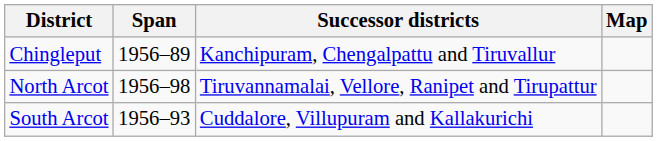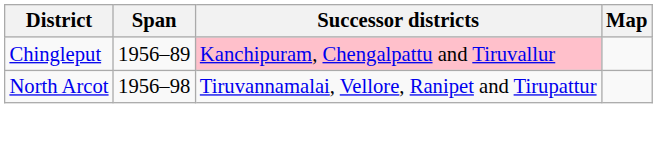(378, 53) no background -> (378, 53) pink background
- row: (59, 119)
